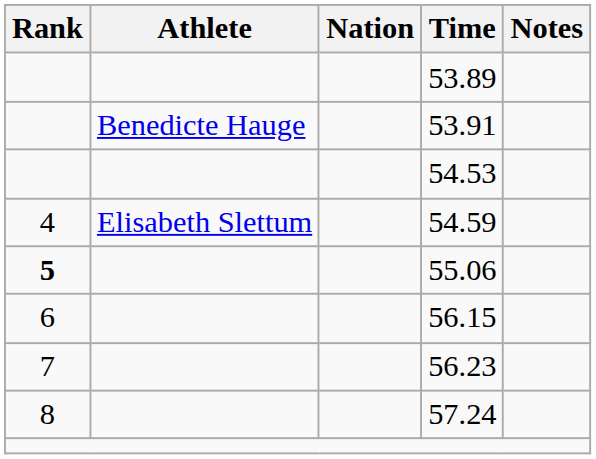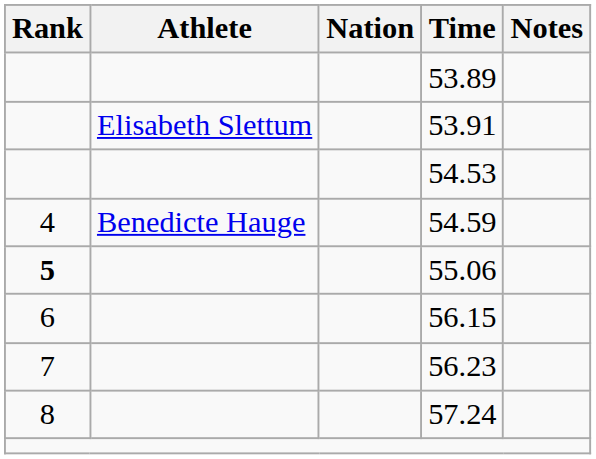(201, 125) Benedicte Hauge -> (205, 125) Elisabeth Slettum
(205, 221) Elisabeth Slettum -> (201, 221) Benedicte Hauge
